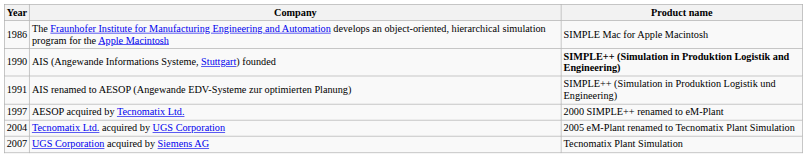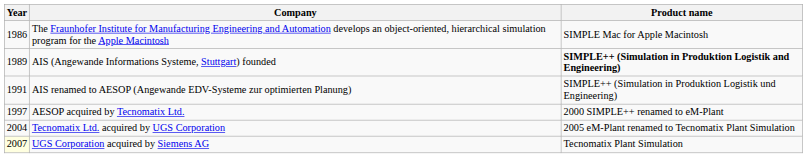(17, 62) 1990 -> (17, 62) 1989
(17, 144) no background -> (17, 144) lightyellow background
